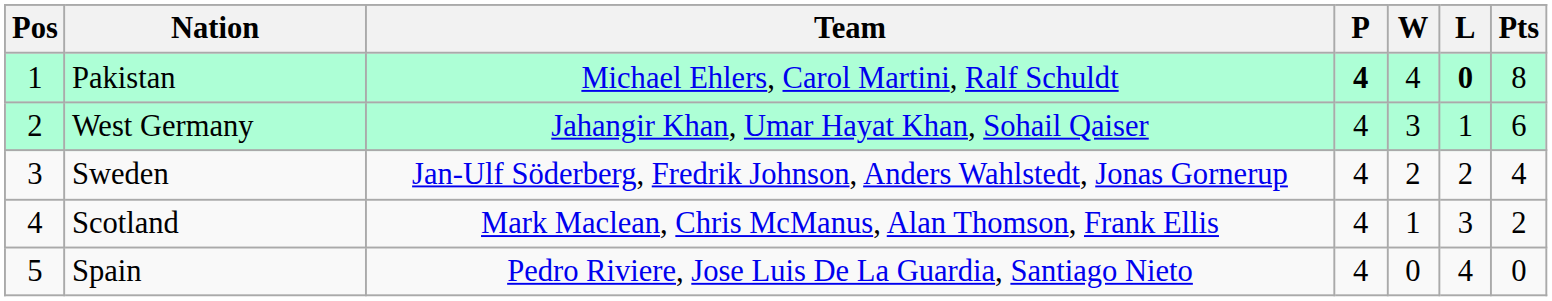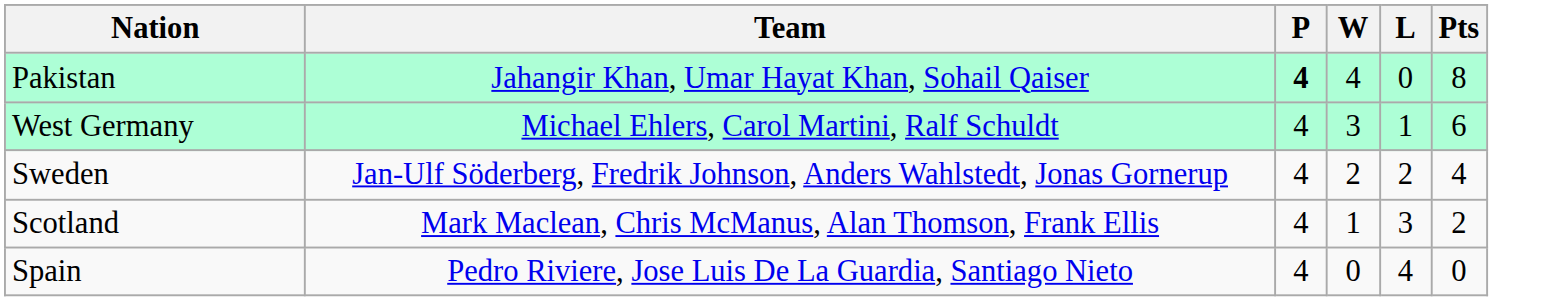- column: (35, 28)
(850, 77) Michael Ehlers, Carol Martini, Ralf Schuldt -> (790, 77) Jahangir Khan, Umar Hayat Khan, Sohail Qaiser
(1465, 77) bold -> (1405, 77) normal
(850, 125) Jahangir Khan, Umar Hayat Khan, Sohail Qaiser -> (790, 125) Michael Ehlers, Carol Martini, Ralf Schuldt
